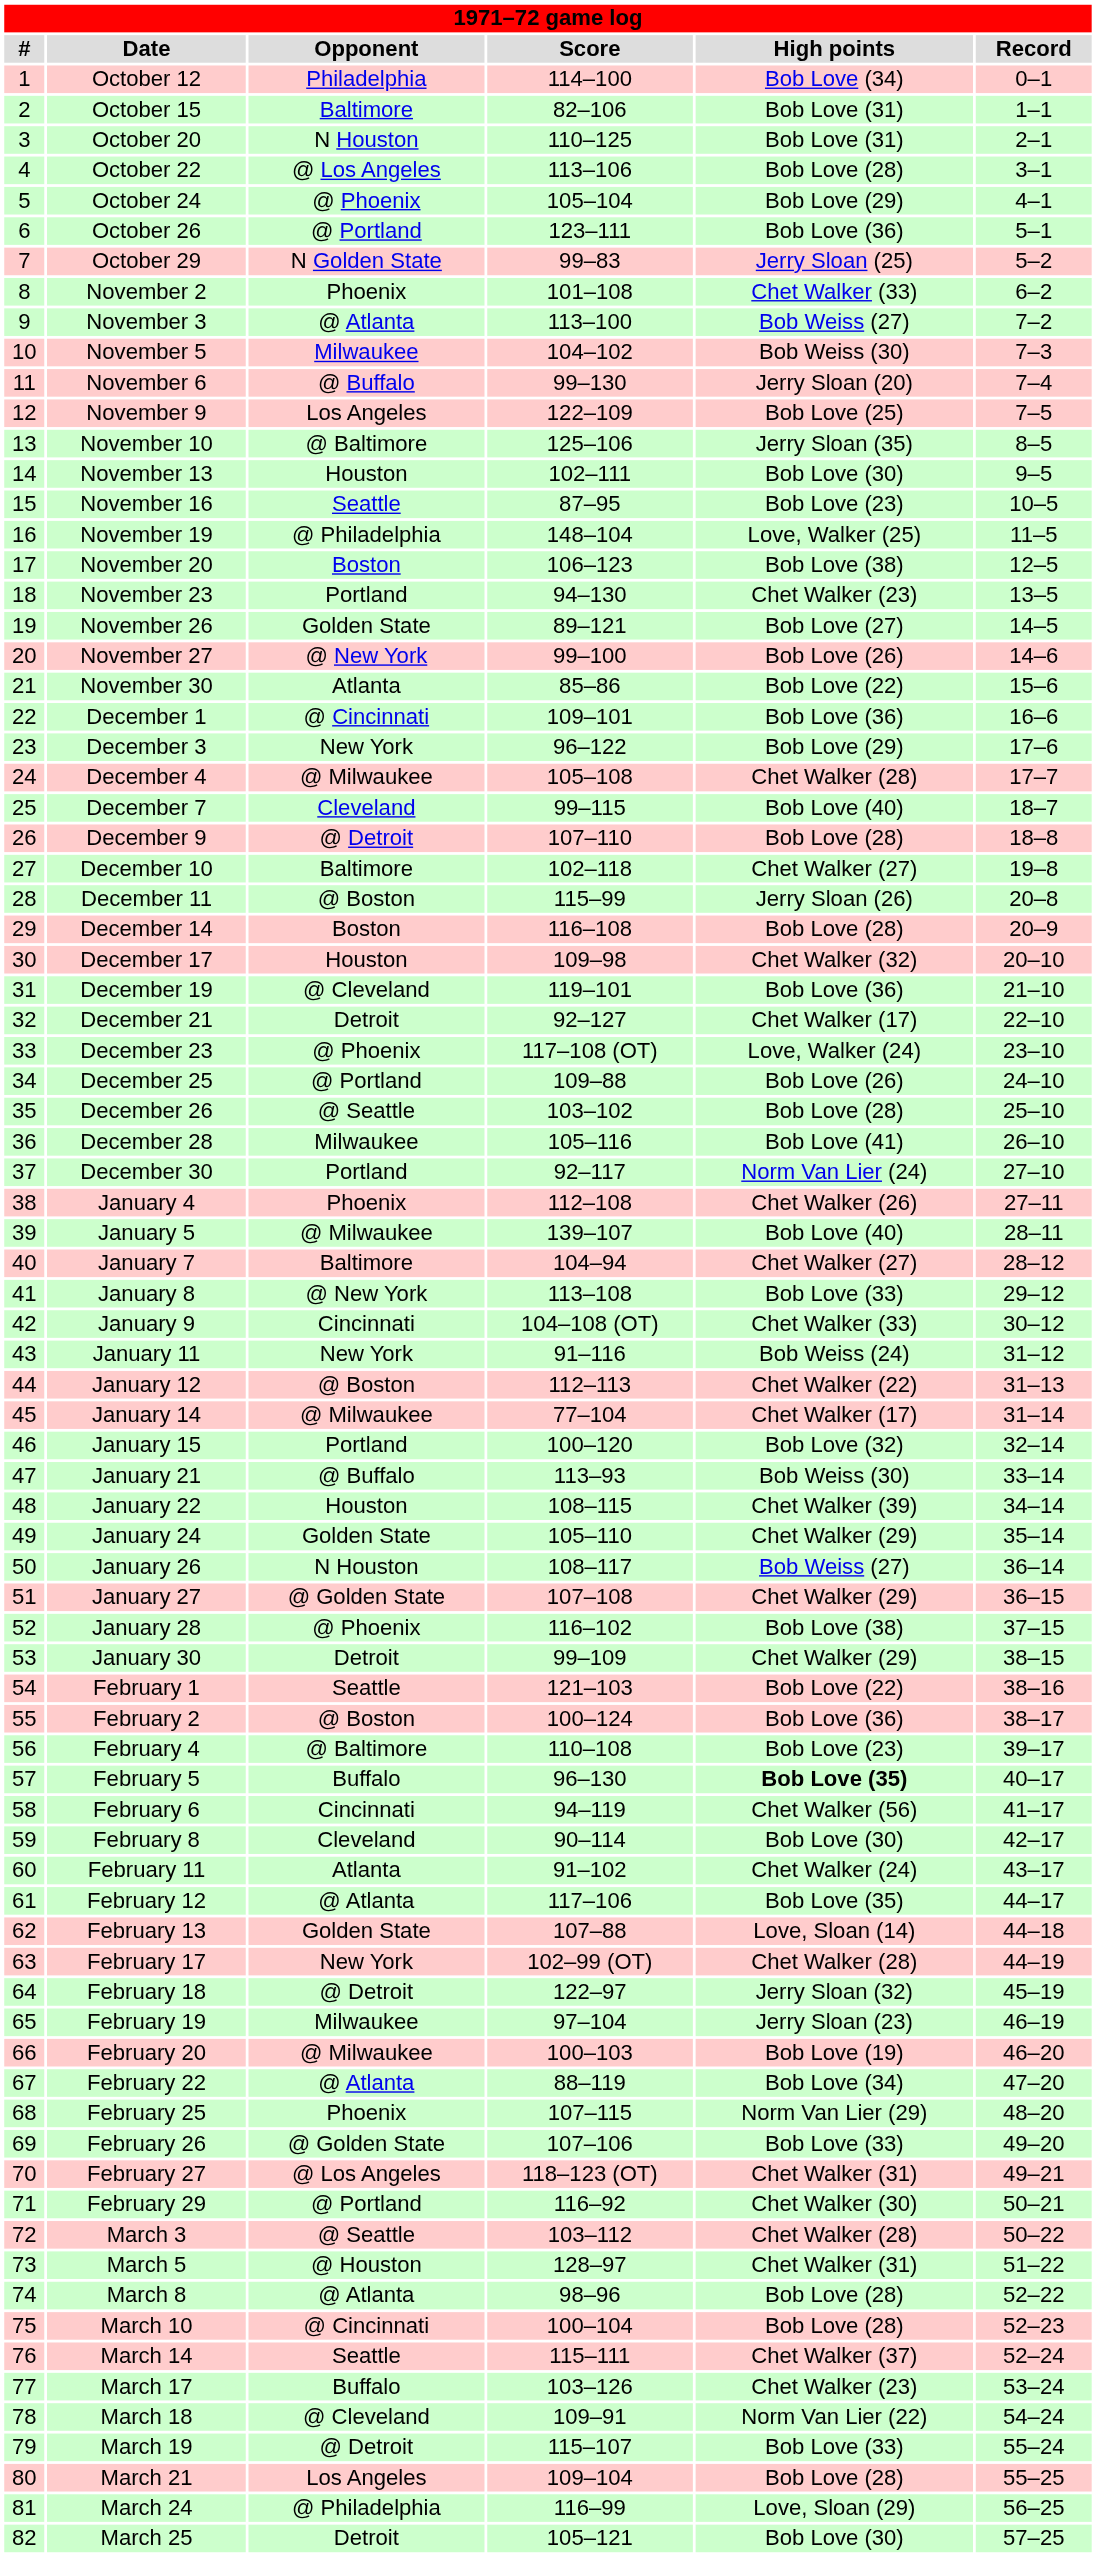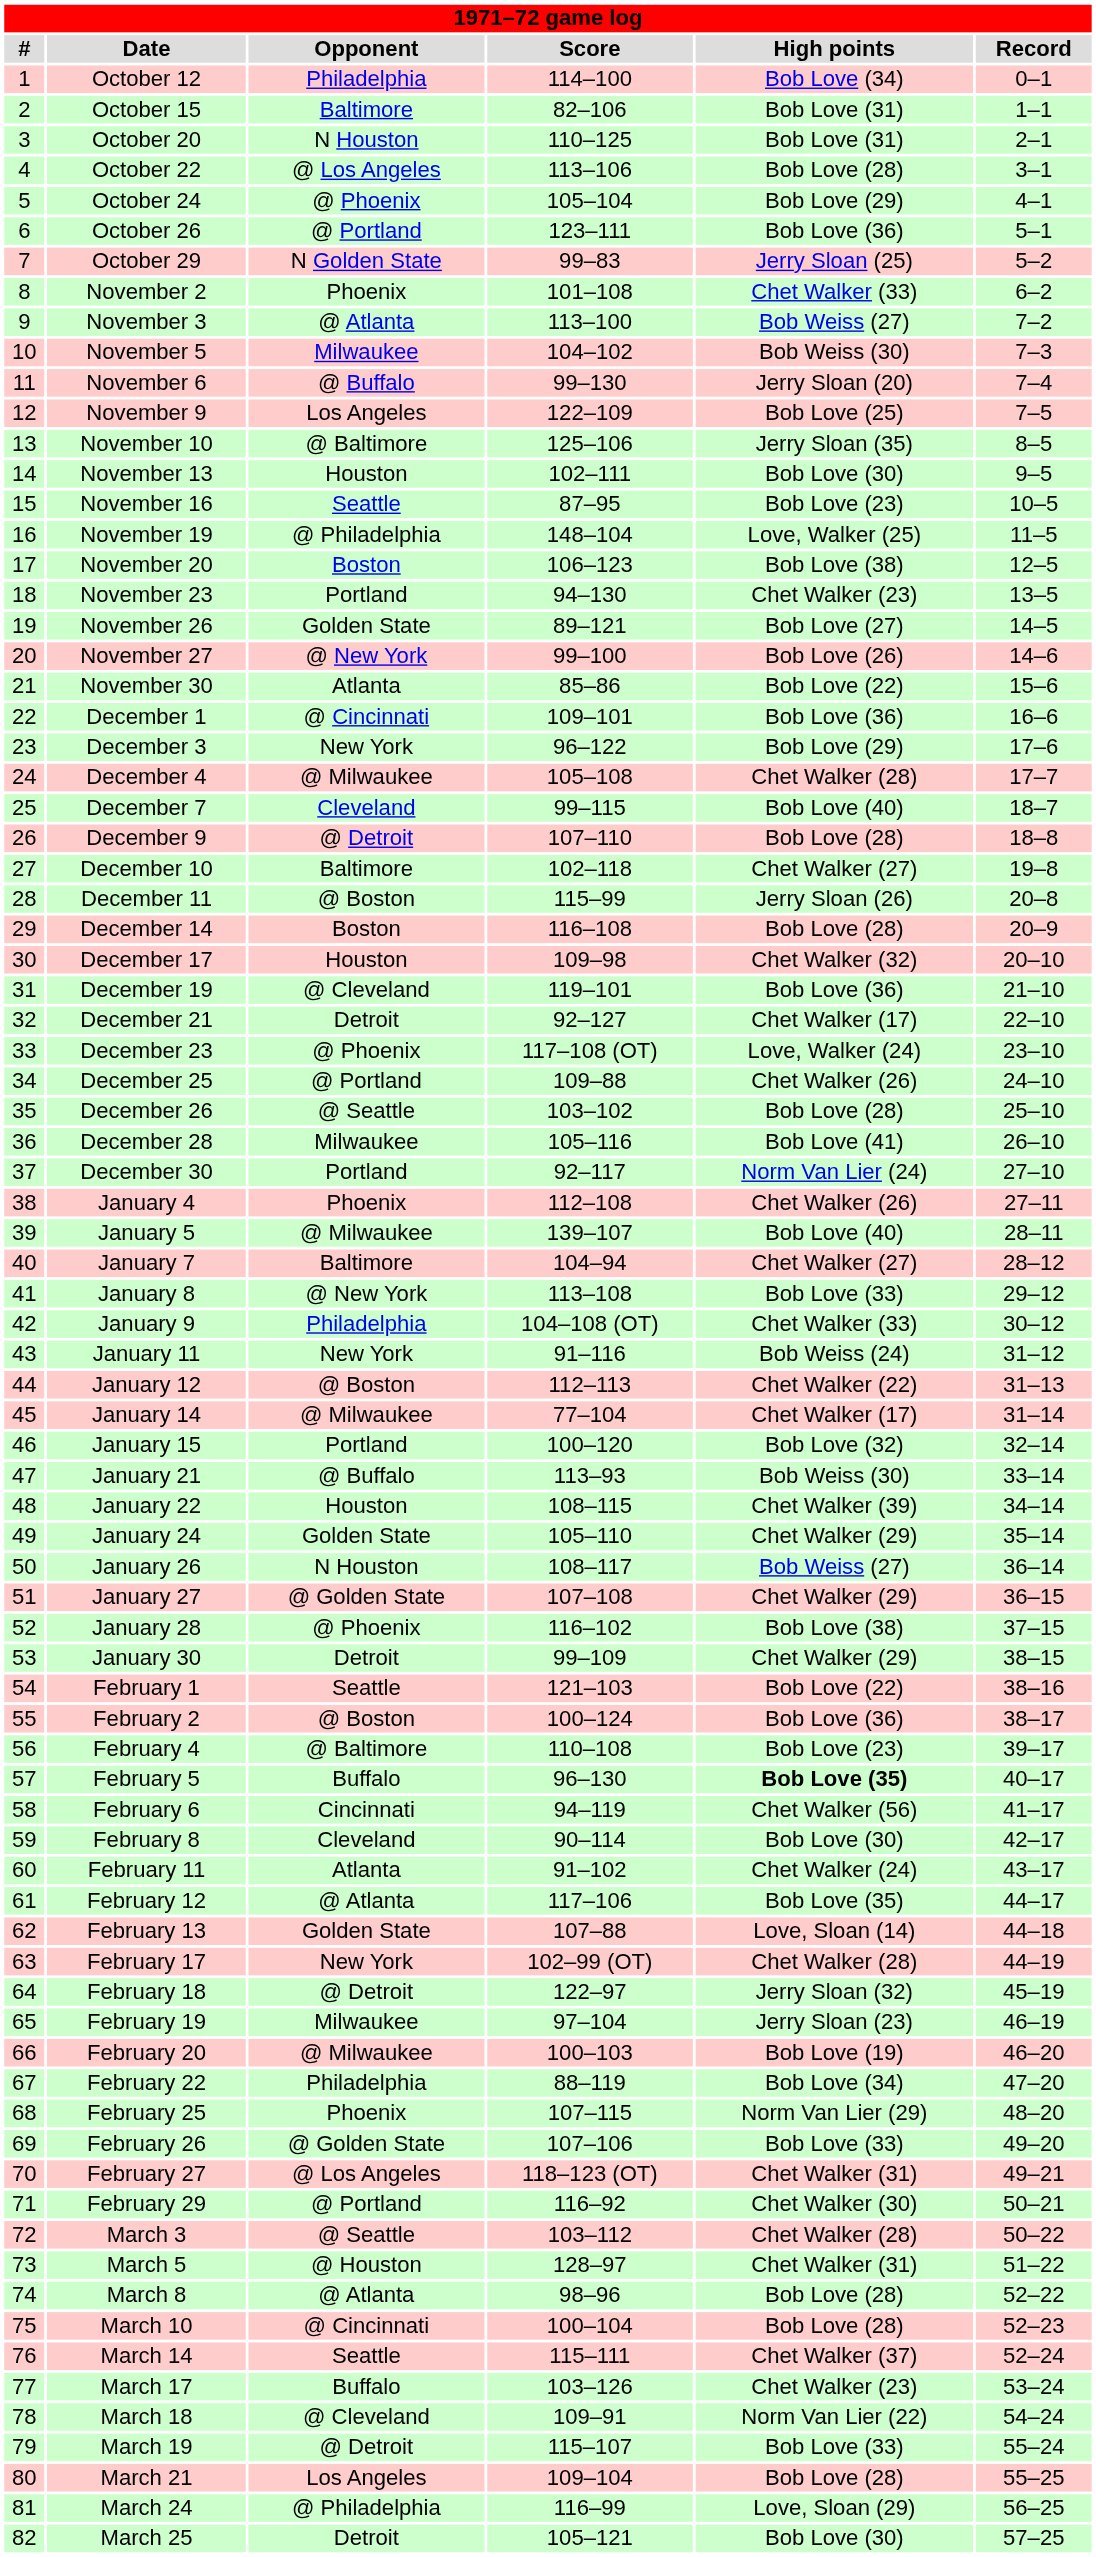(834, 1080) Bob Love (26) -> (834, 1080) Chet Walker (26)
(366, 1323) Cincinnati -> (366, 1323) Philadelphia
(366, 2082) @ Atlanta -> (366, 2082) Philadelphia
